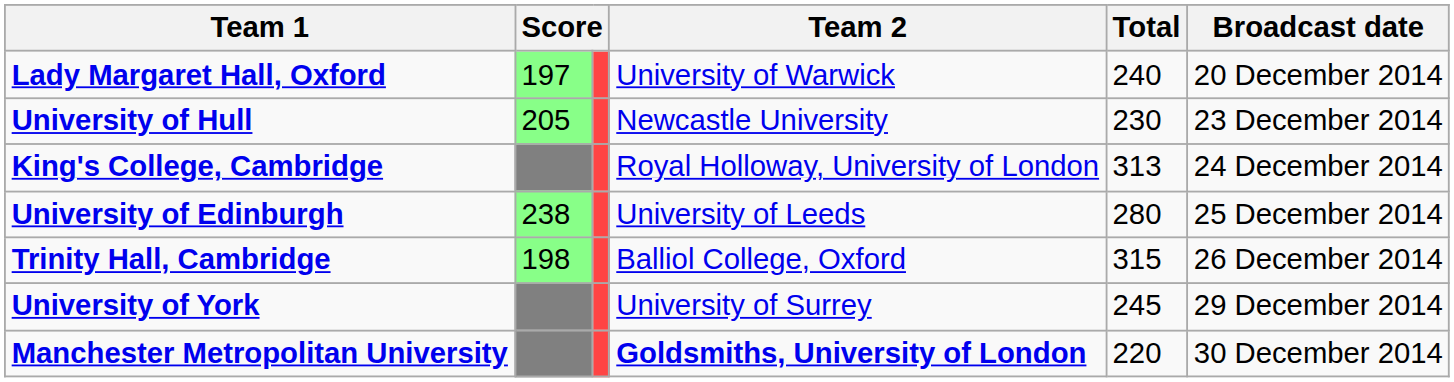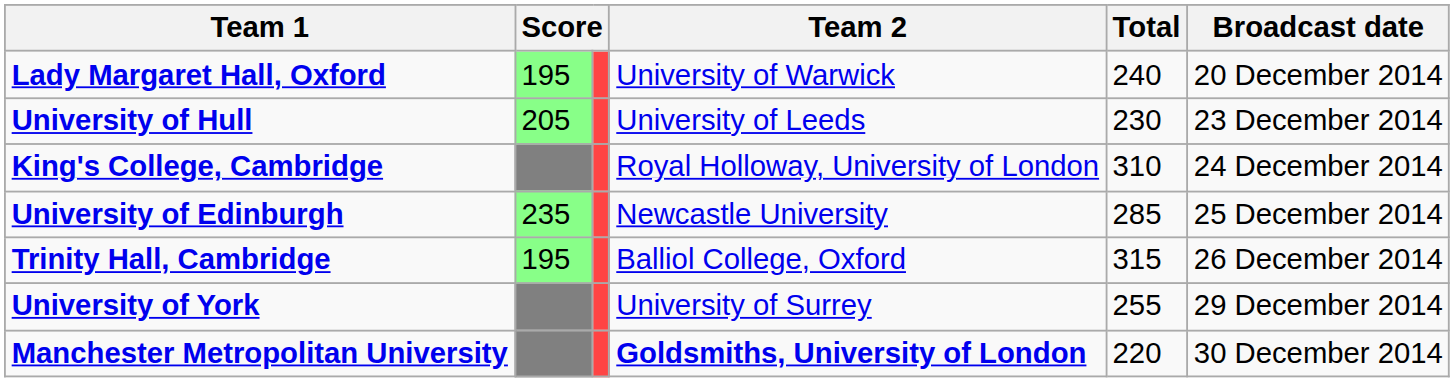(546, 74) 197 -> (546, 74) 195
(752, 120) Newcastle University -> (741, 120) University of Leeds
(1137, 167) 313 -> (1137, 167) 310
(546, 213) 238 -> (546, 213) 235
(741, 213) University of Leeds -> (752, 213) Newcastle University
(1137, 213) 280 -> (1137, 213) 285
(546, 259) 198 -> (546, 259) 195
(1137, 306) 245 -> (1137, 306) 255
